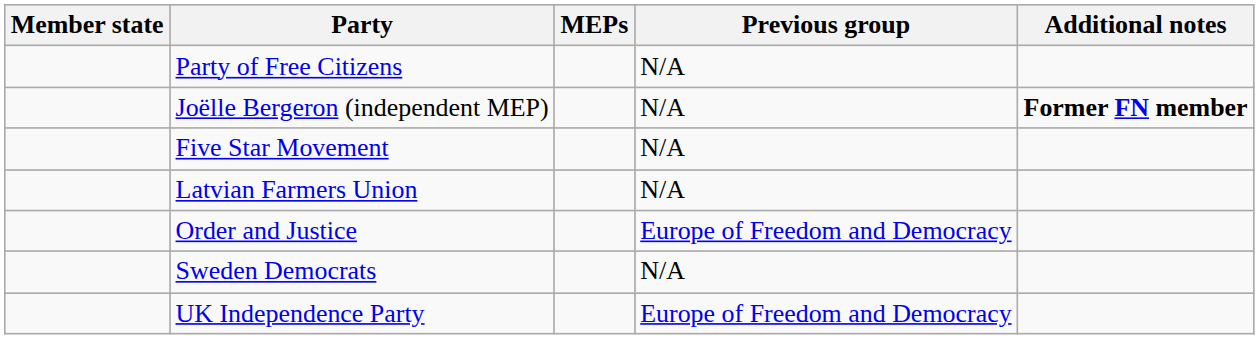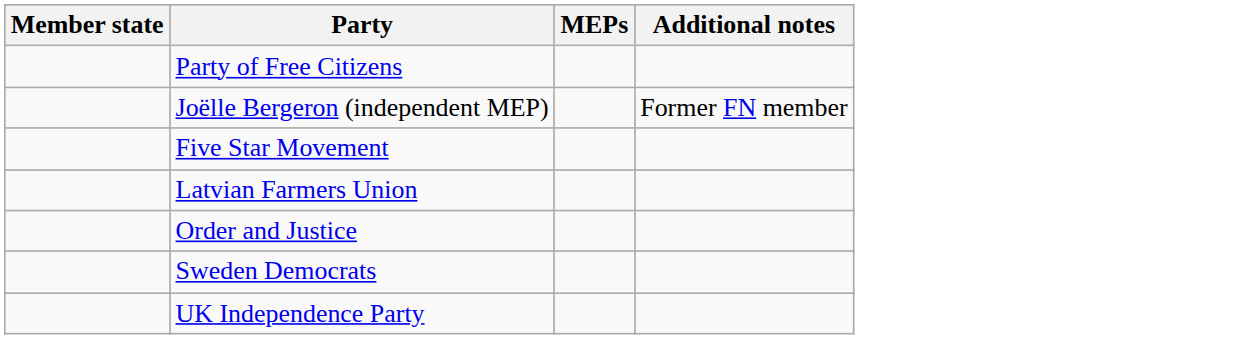- column: (826, 25)
(1136, 107) bold -> (744, 107) normal
